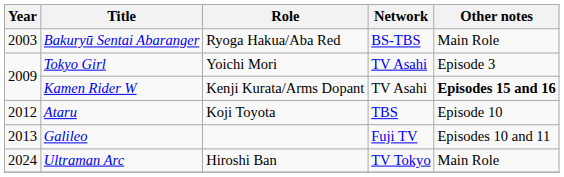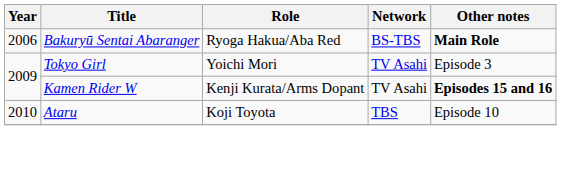(22, 40) 2003 -> (22, 40) 2006
(468, 40) normal -> (466, 40) bold
(22, 112) 2012 -> (22, 112) 2010
- row: (66, 136)
- row: (84, 160)
